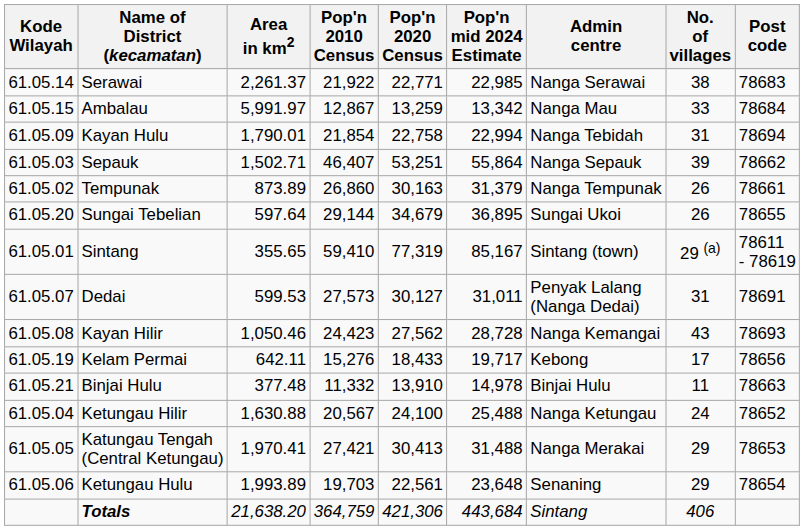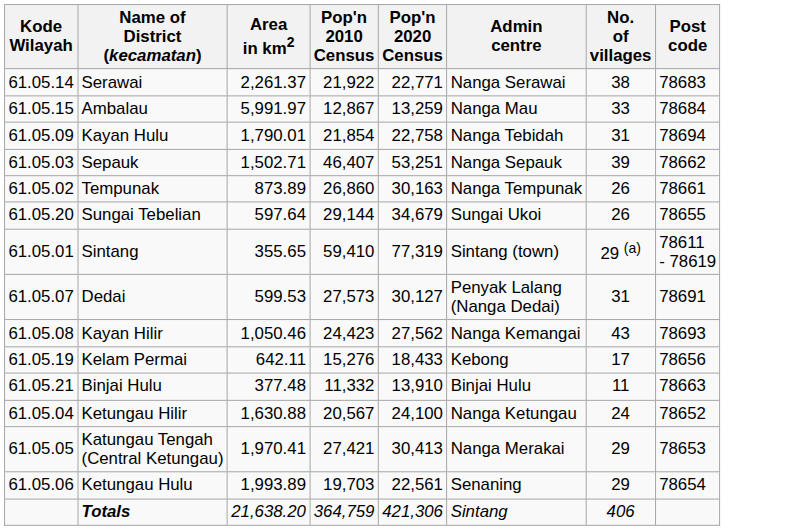- column: (487, 36)
